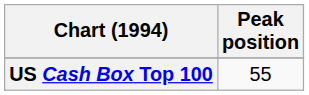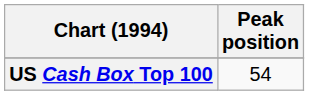(260, 74) 55 -> (260, 74) 54
